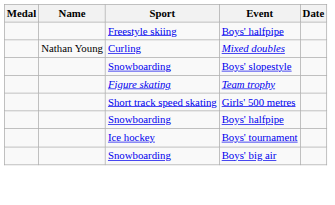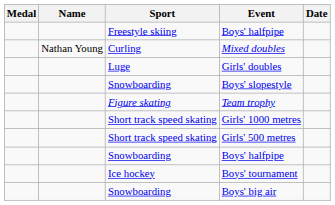+ row: (119, 66)
+ row: (162, 120)
